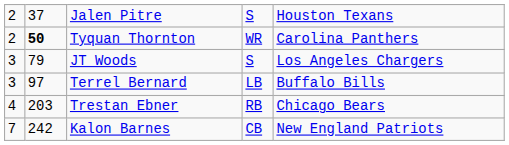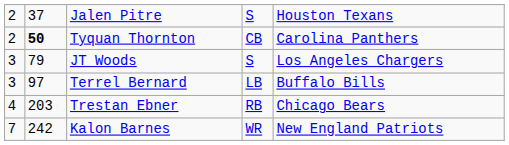(254, 39) WR -> (254, 39) CB
(254, 129) CB -> (254, 129) WR
